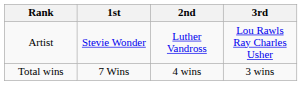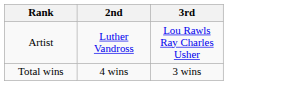- column: (114, 13)
